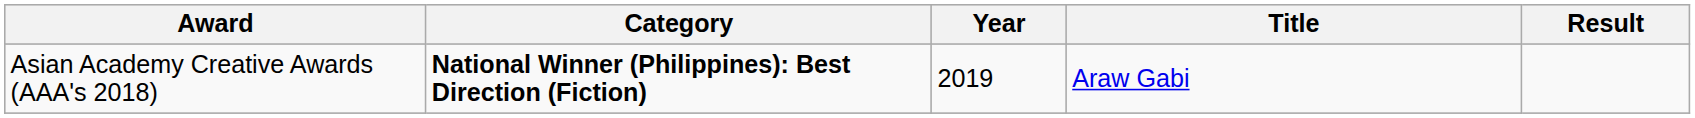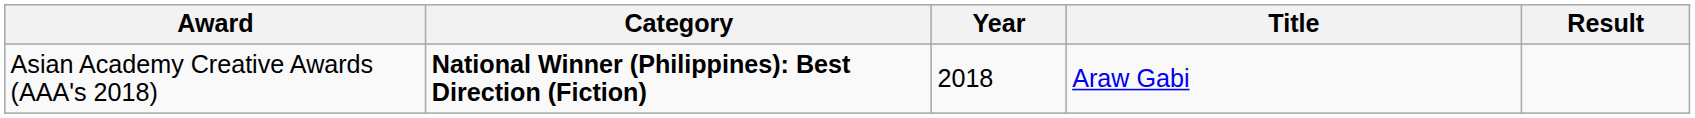(965, 78) 2019 -> (965, 78) 2018
